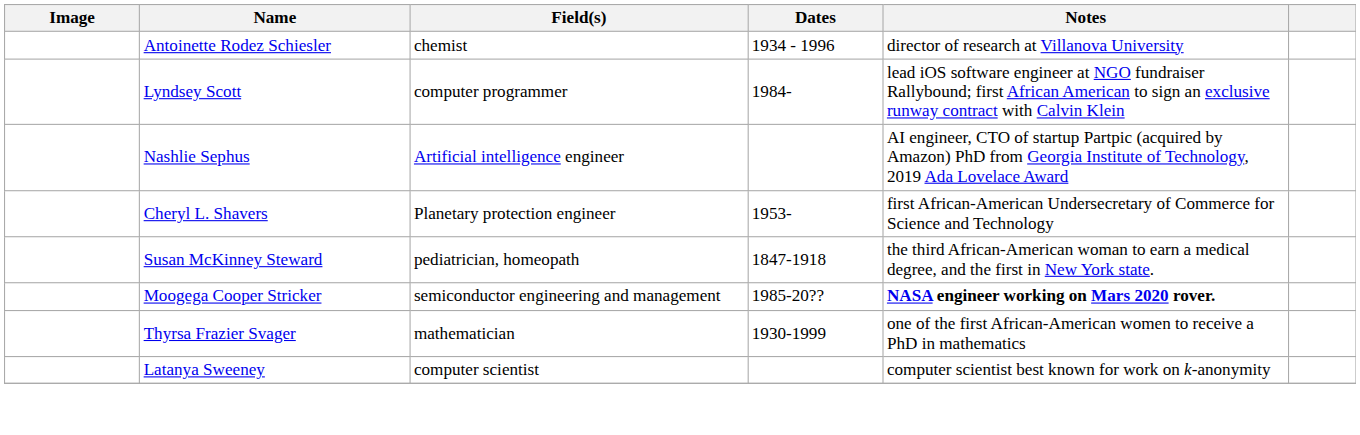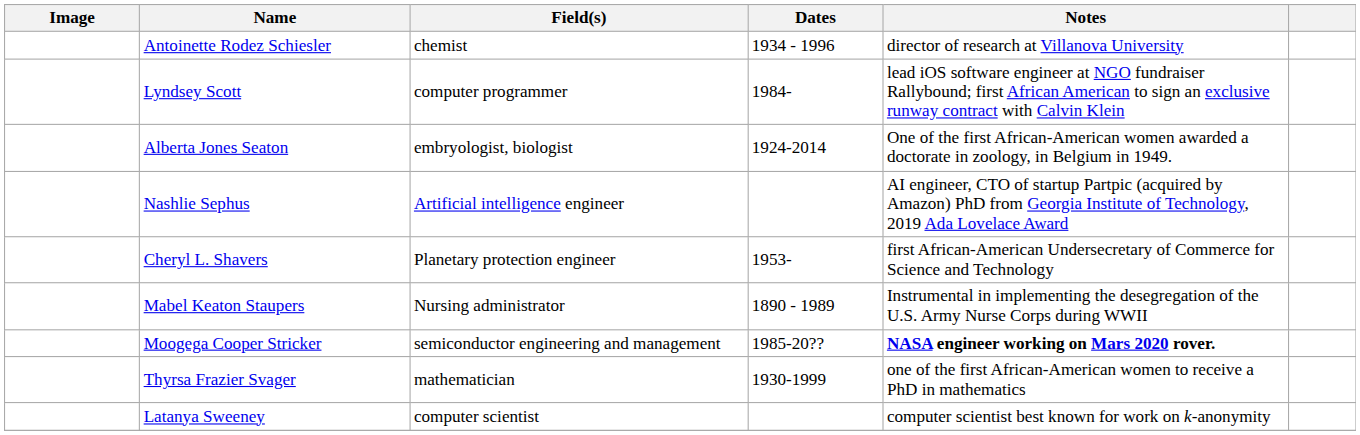+ row: (216, 147)
+ row: (224, 306)
- row: (233, 259)
